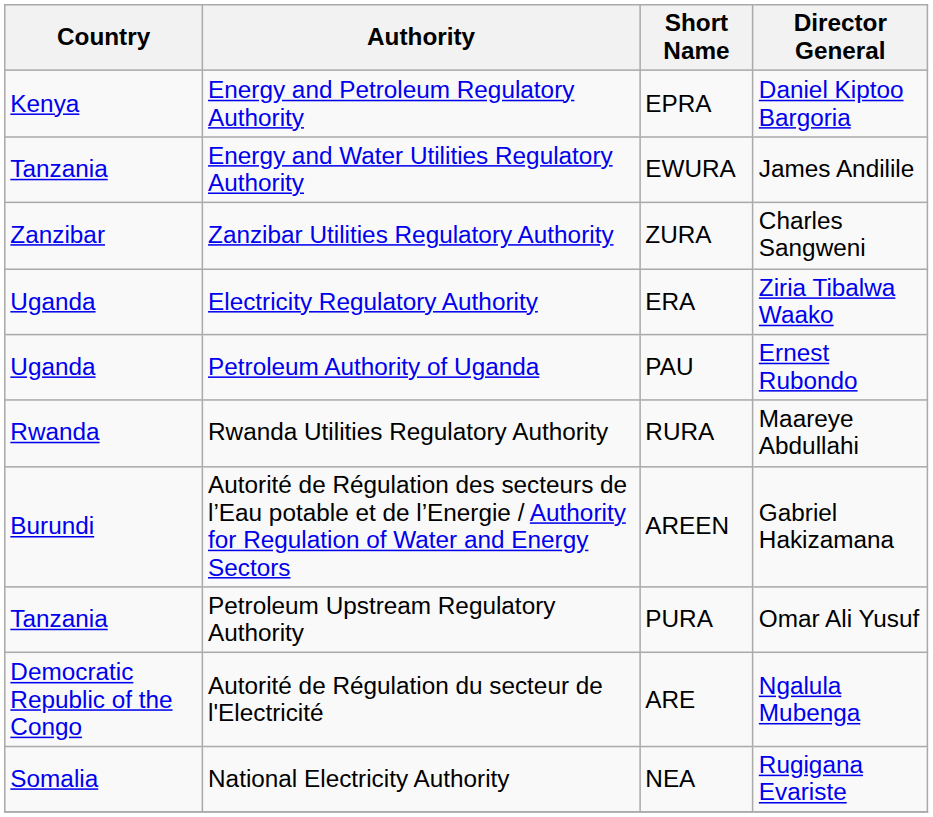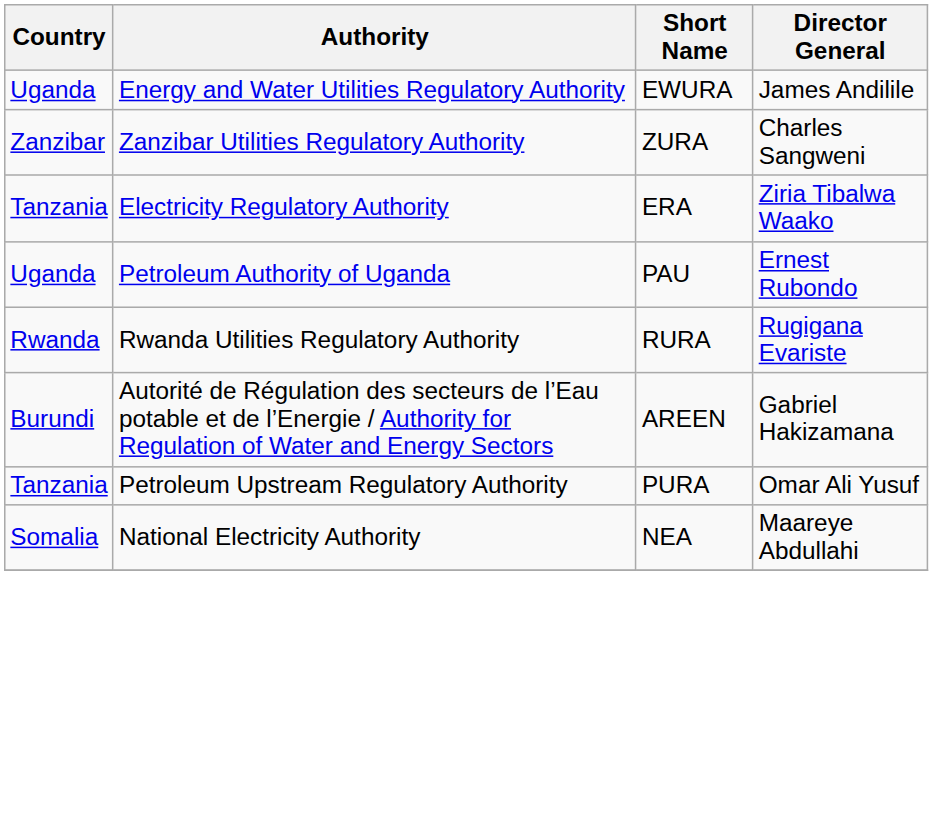- row: (391, 103)
(59, 169) Tanzania -> (53, 89) Uganda
(53, 301) Uganda -> (59, 207) Tanzania
(809, 433) Maareye Abdullahi -> (811, 339) Rugigana Evariste
- row: (405, 699)
(811, 778) Rugigana Evariste -> (809, 537) Maareye Abdullahi
